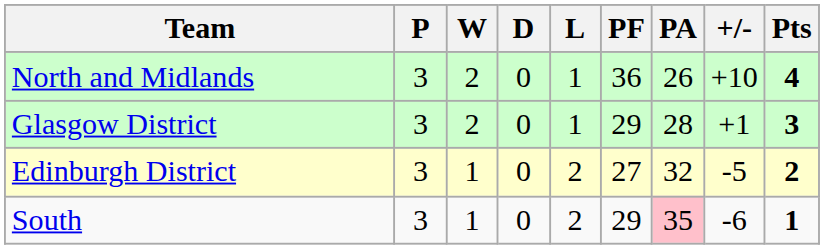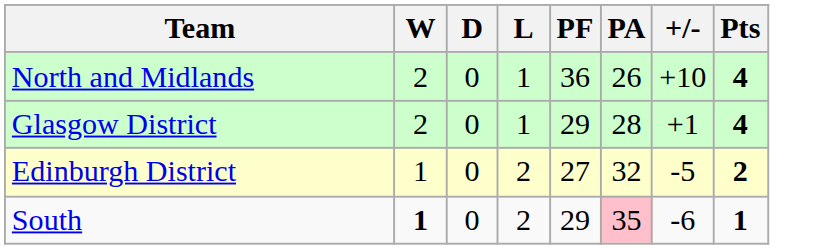- column: (421, 28)
(792, 123) 3 -> (740, 123) 4
(472, 219) normal -> (421, 219) bold
